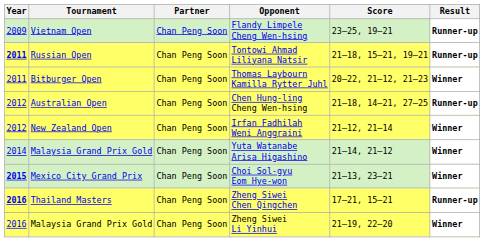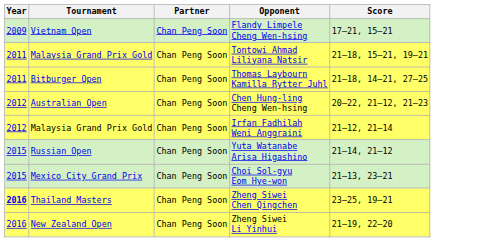- column: (455, 11)
(362, 30) 23–25, 19–21 -> (362, 30) 17–21, 15–21
(17, 55) bold -> (17, 55) normal
(61, 55) Russian Open -> (92, 55) Malaysia Grand Prix Gold
(380, 79) 20–22, 21–12, 21–23 -> (380, 79) 21–18, 14–21, 27–25
(380, 103) 21–18, 14–21, 27–25 -> (380, 103) 20–22, 21–12, 21–23
(71, 127) New Zealand Open -> (92, 127) Malaysia Grand Prix Gold
(17, 151) 2014 -> (17, 151) 2015
(92, 151) Malaysia Grand Prix Gold -> (61, 151) Russian Open
(17, 176) bold -> (17, 176) normal
(362, 200) 17–21, 15–21 -> (362, 200) 23–25, 19–21
(92, 224) Malaysia Grand Prix Gold -> (71, 224) New Zealand Open
